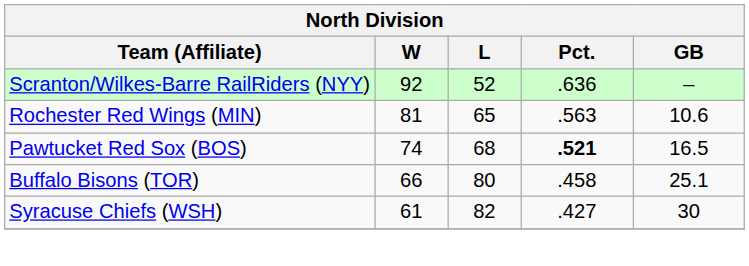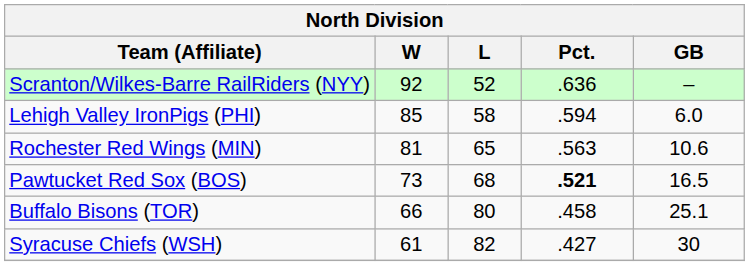+ row: (135, 116)
(411, 148) 74 -> (411, 180) 73
